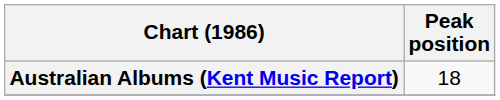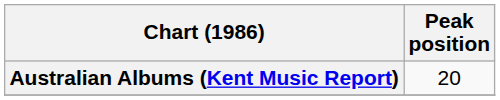(449, 77) 18 -> (449, 77) 20
